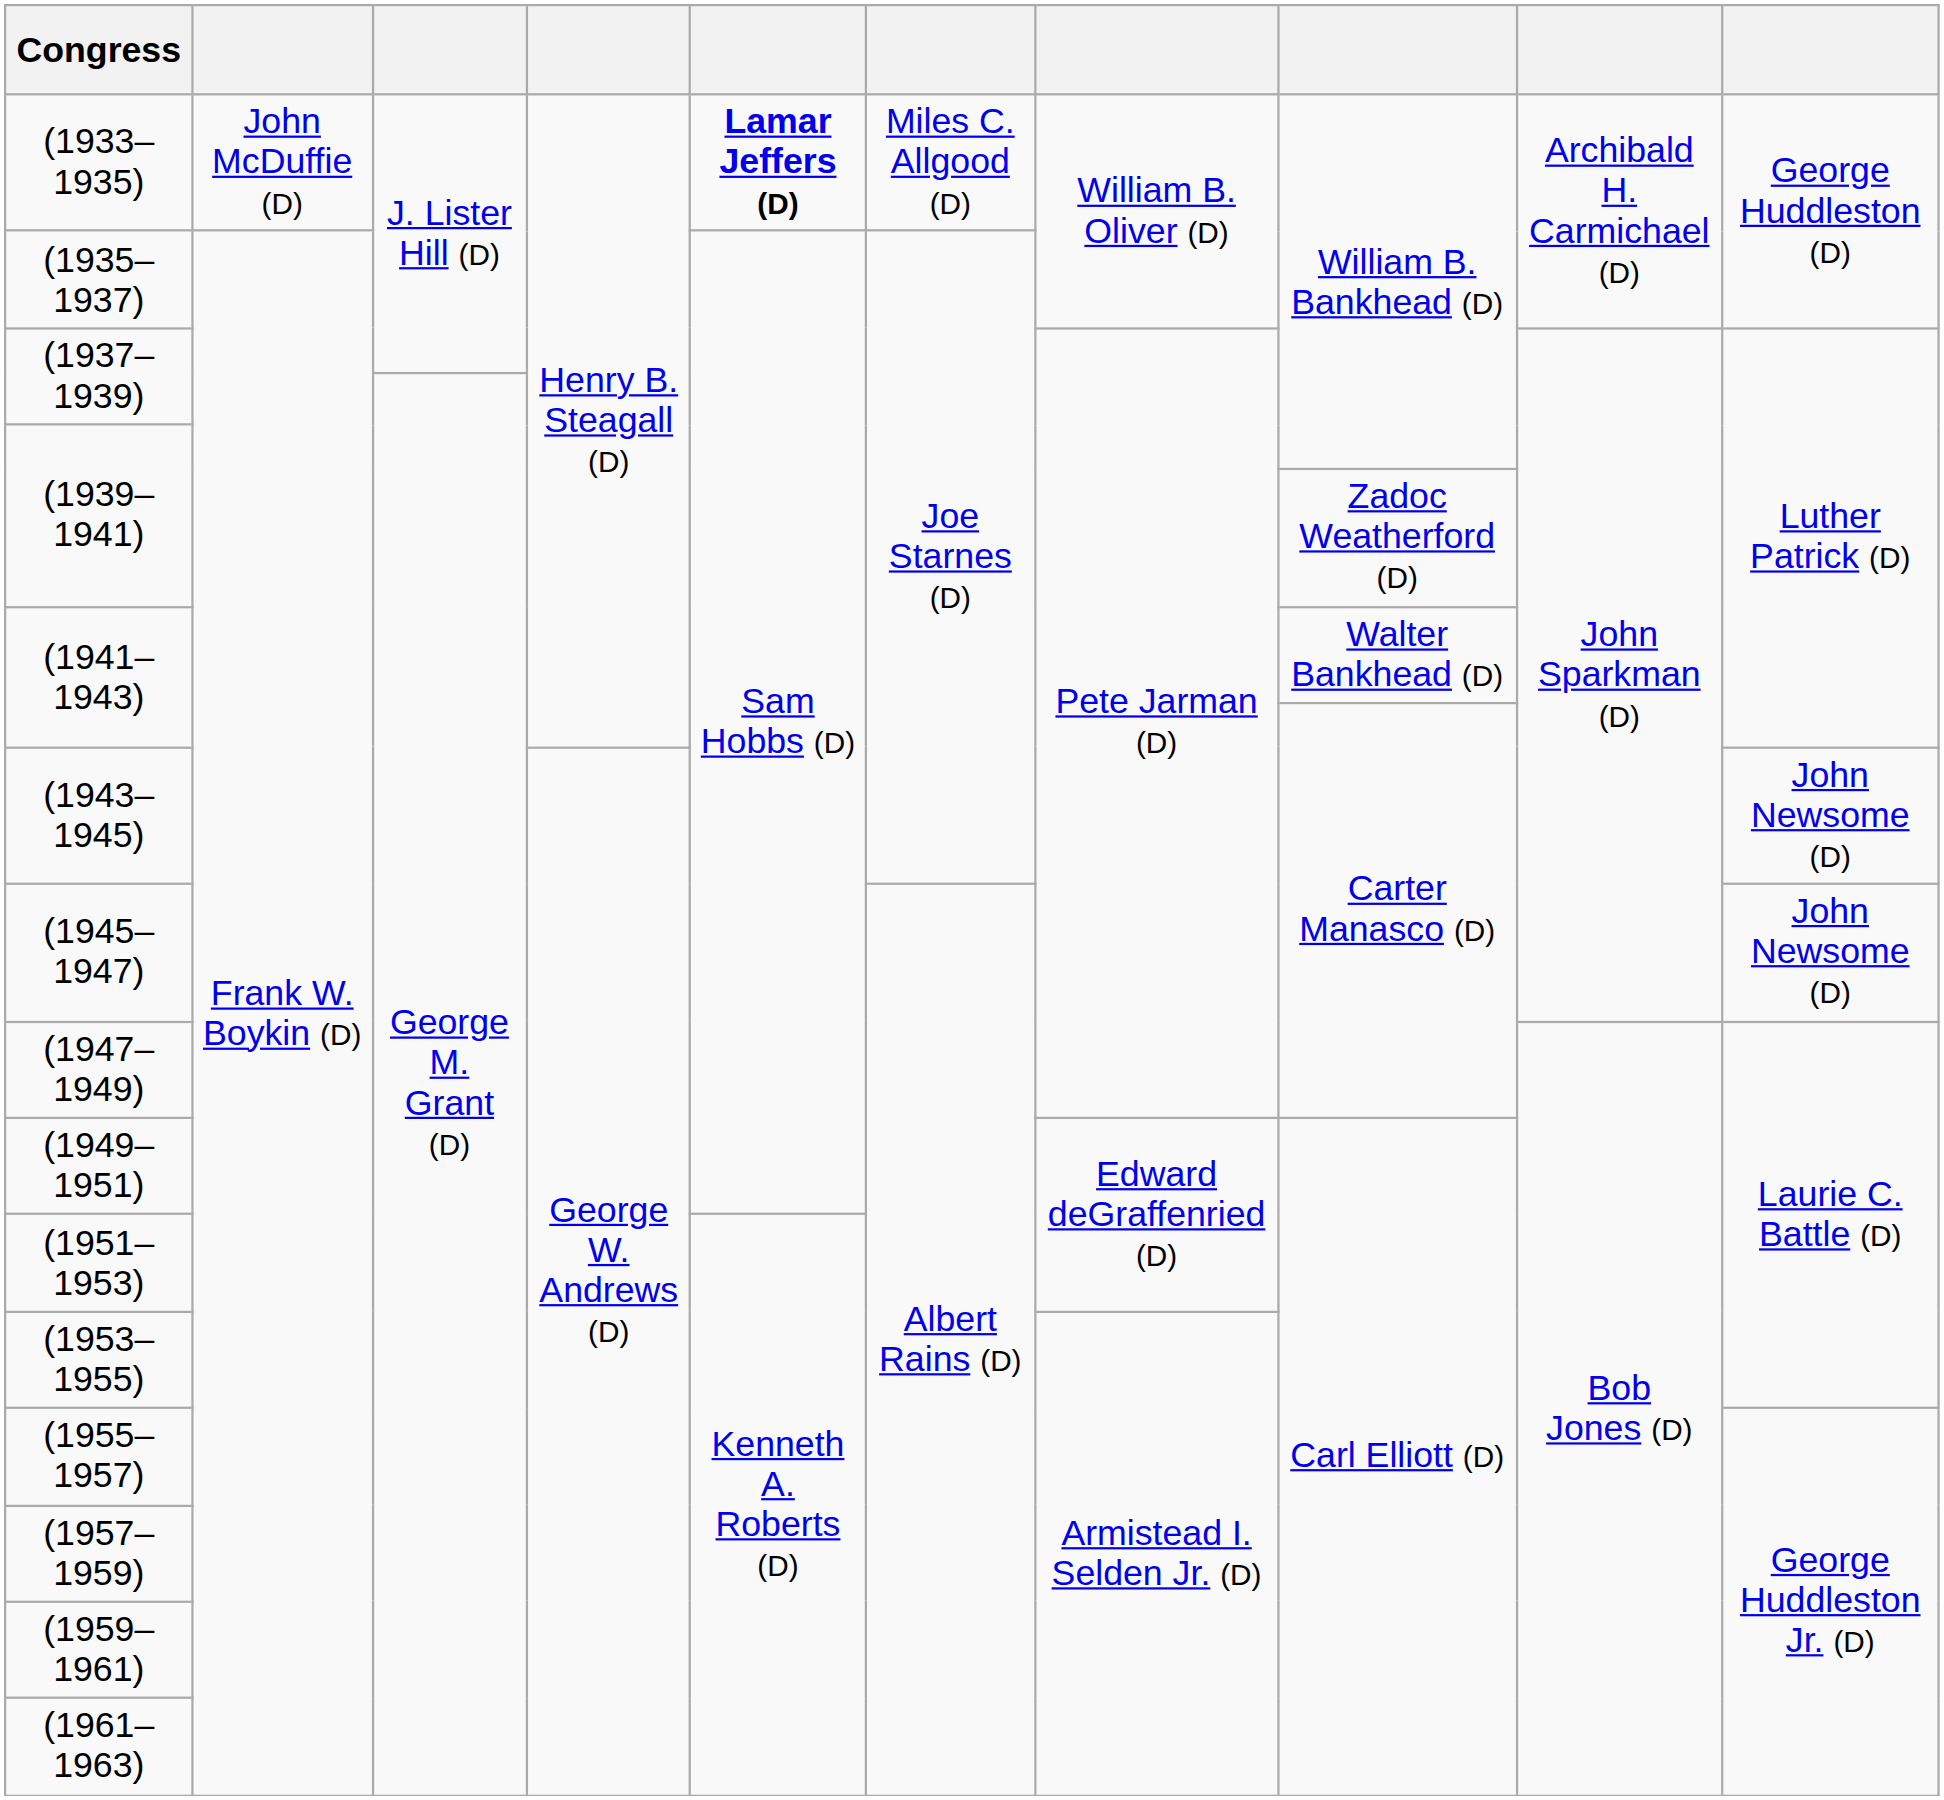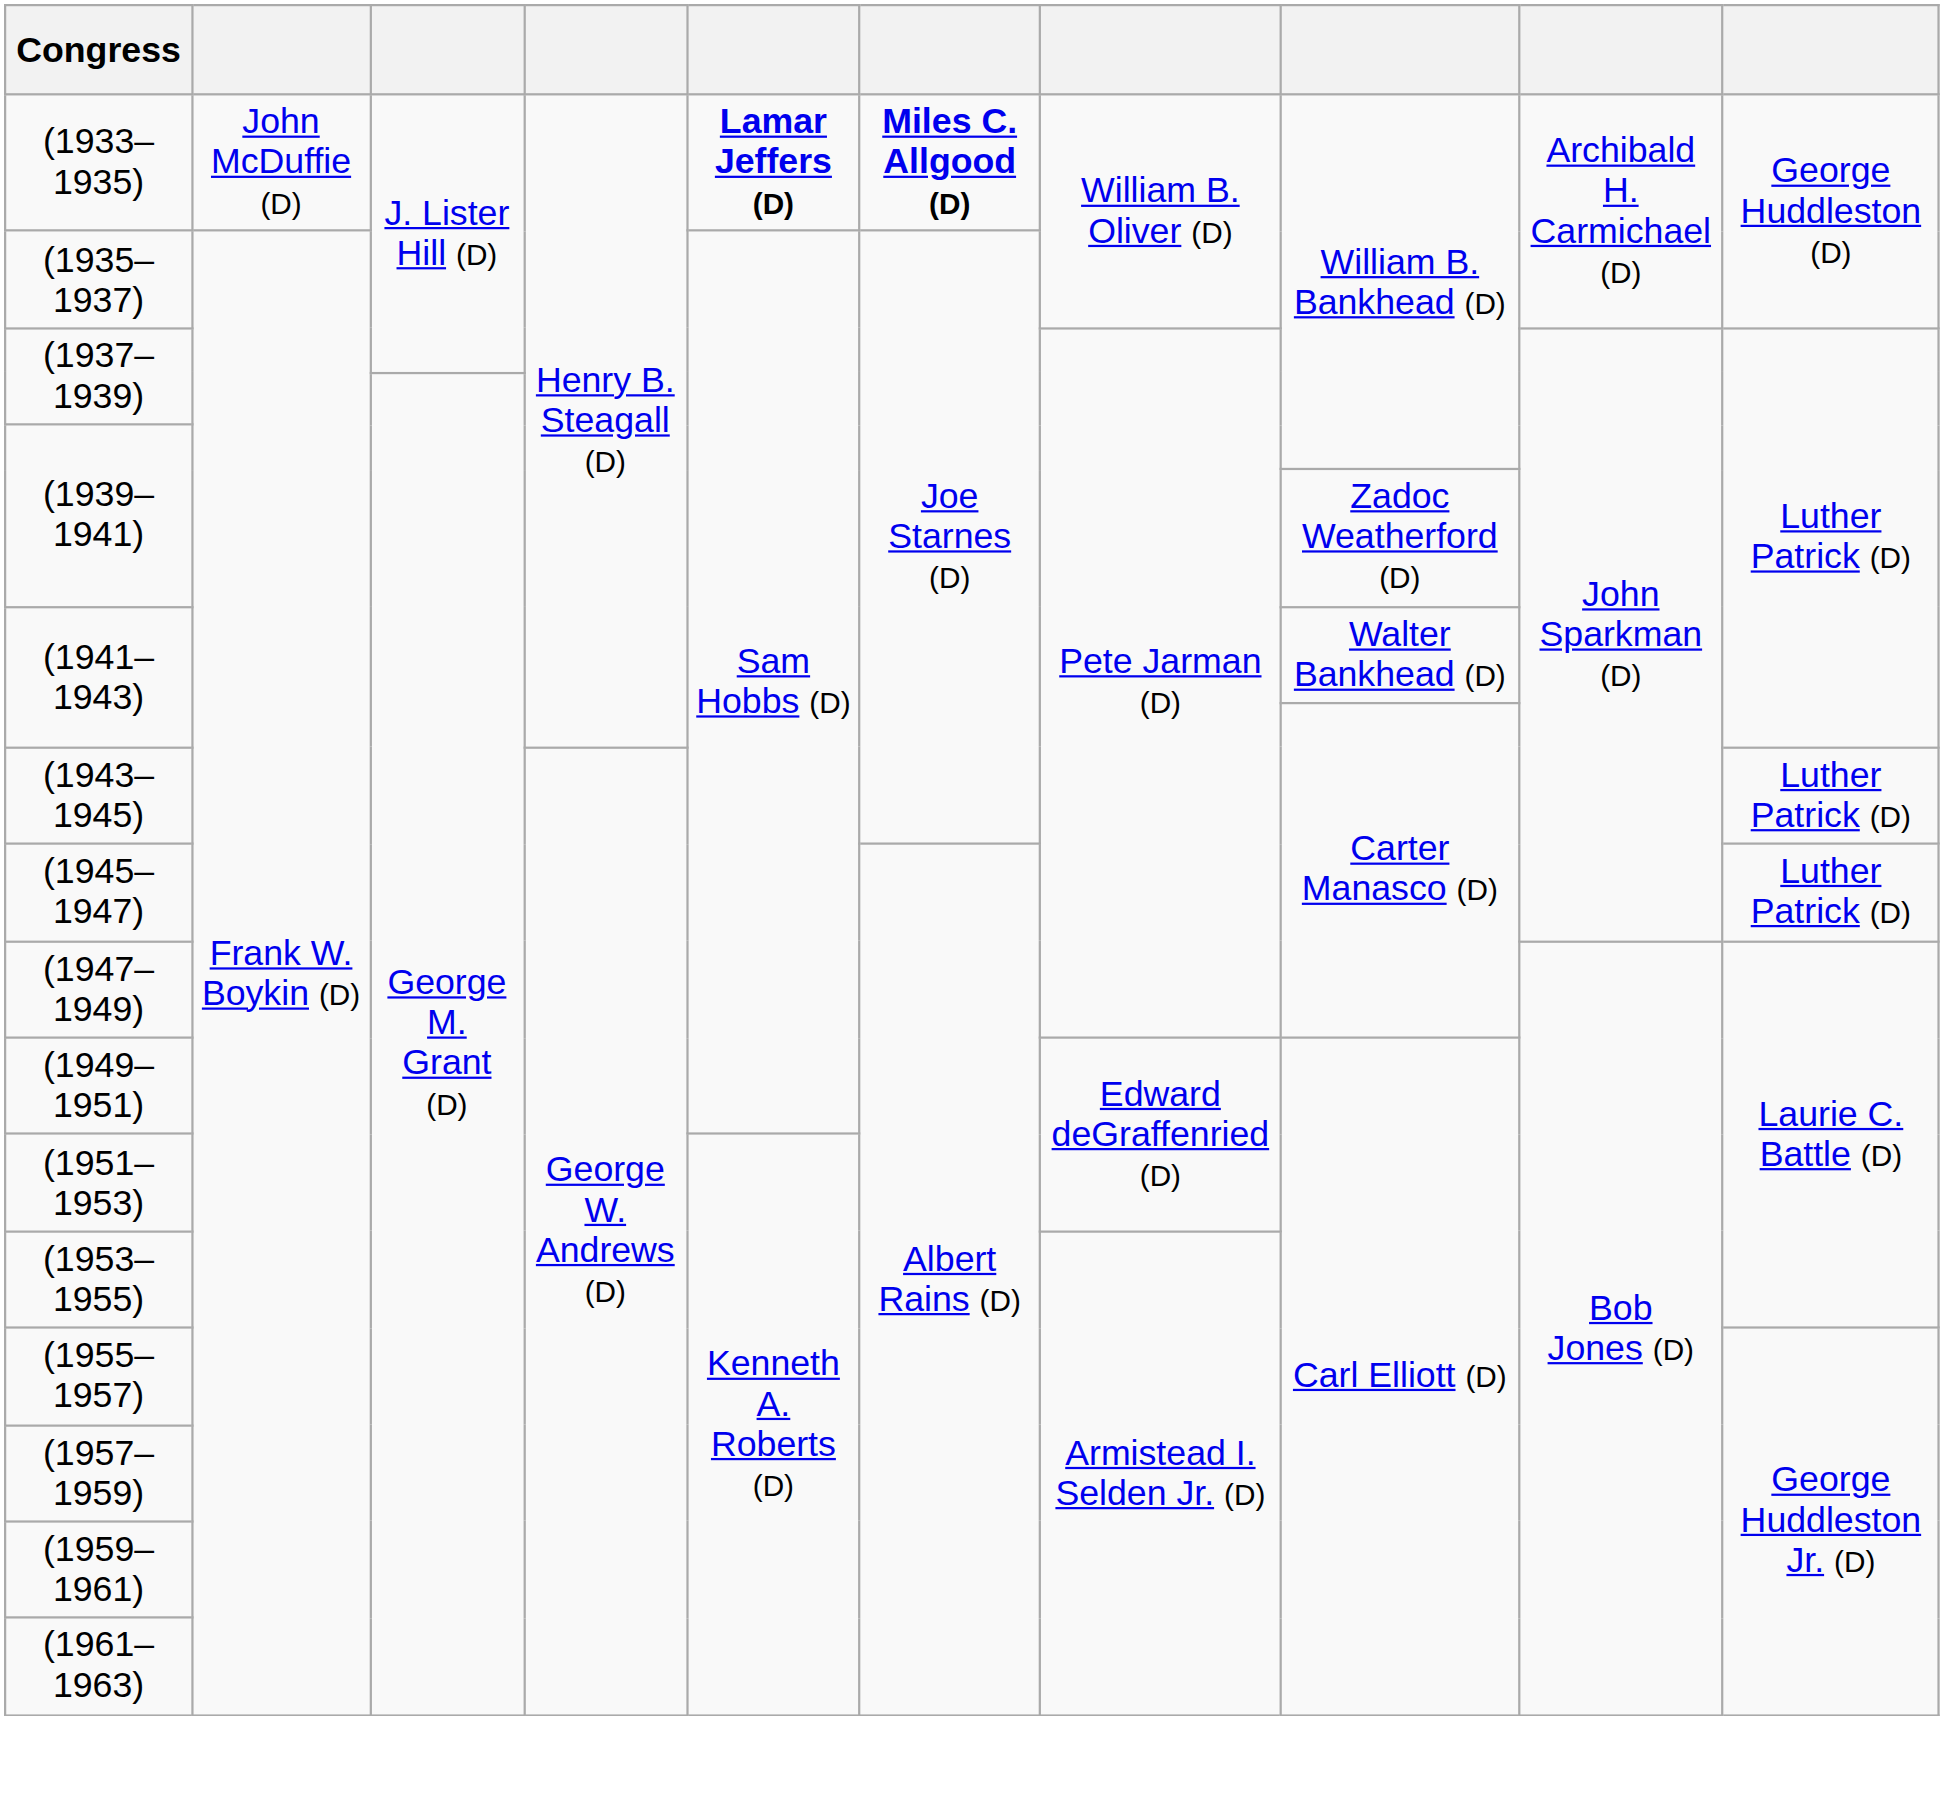(950, 162) normal -> (950, 162) bold
(1830, 815) John Newsome (D) -> (1831, 795) Luther Patrick (D)
(1830, 952) John Newsome (D) -> (1831, 891) Luther Patrick (D)
